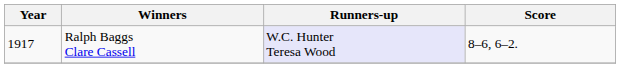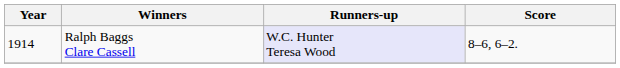(21, 44) 1917 -> (21, 44) 1914
